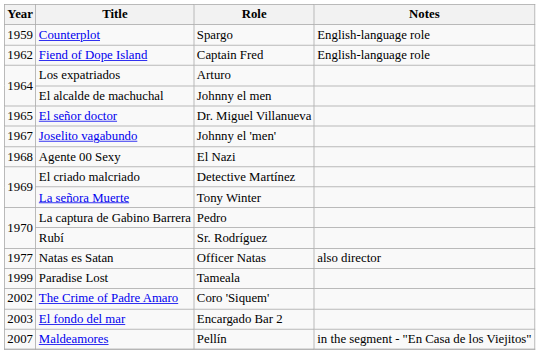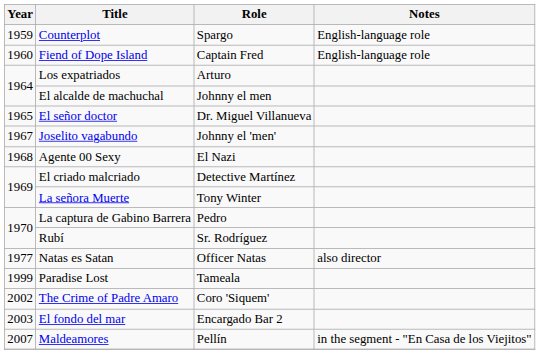(20, 55) 1962 -> (20, 55) 1960
